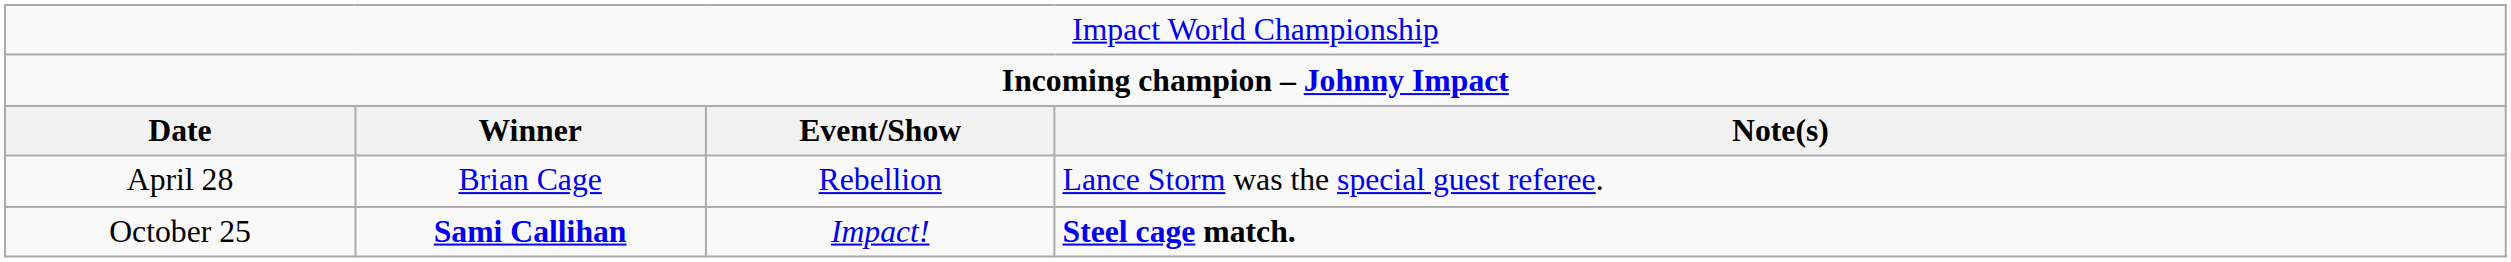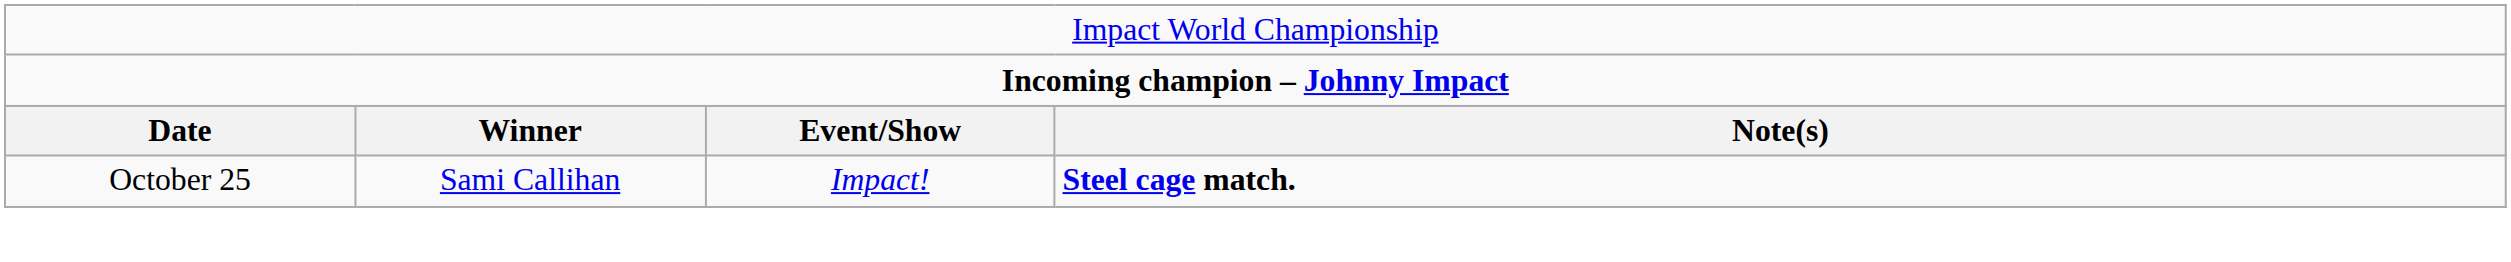- row: (180, 180)
(530, 230) bold -> (530, 180) normal
